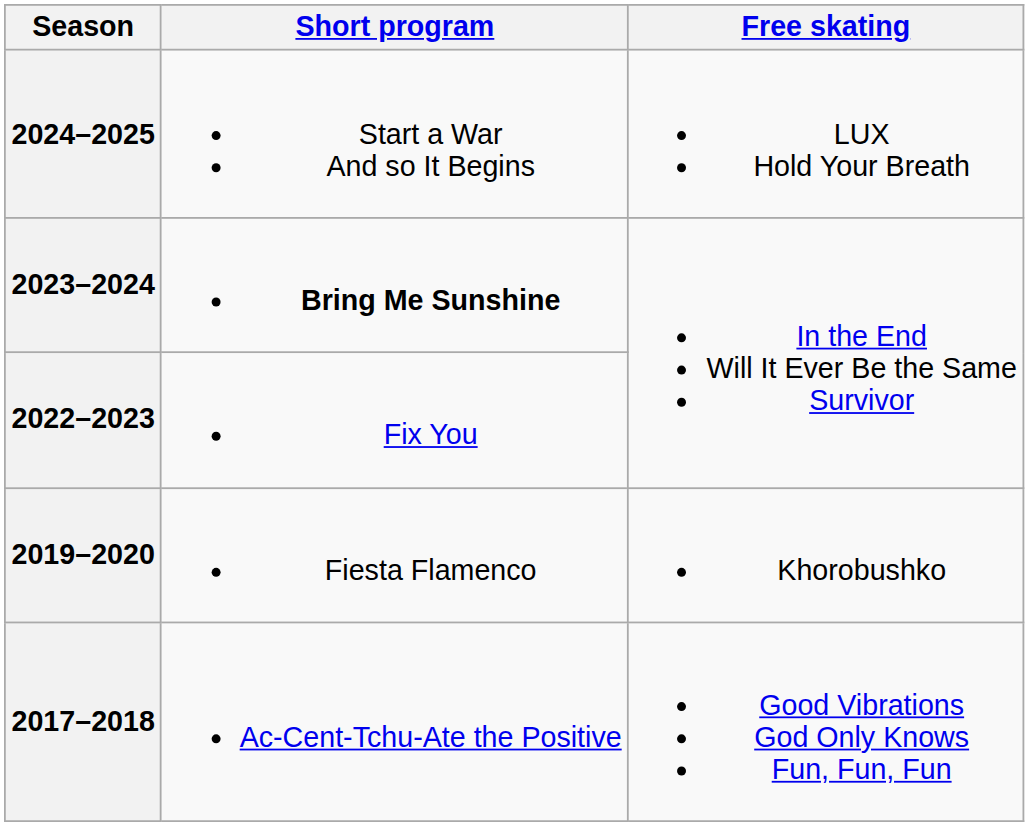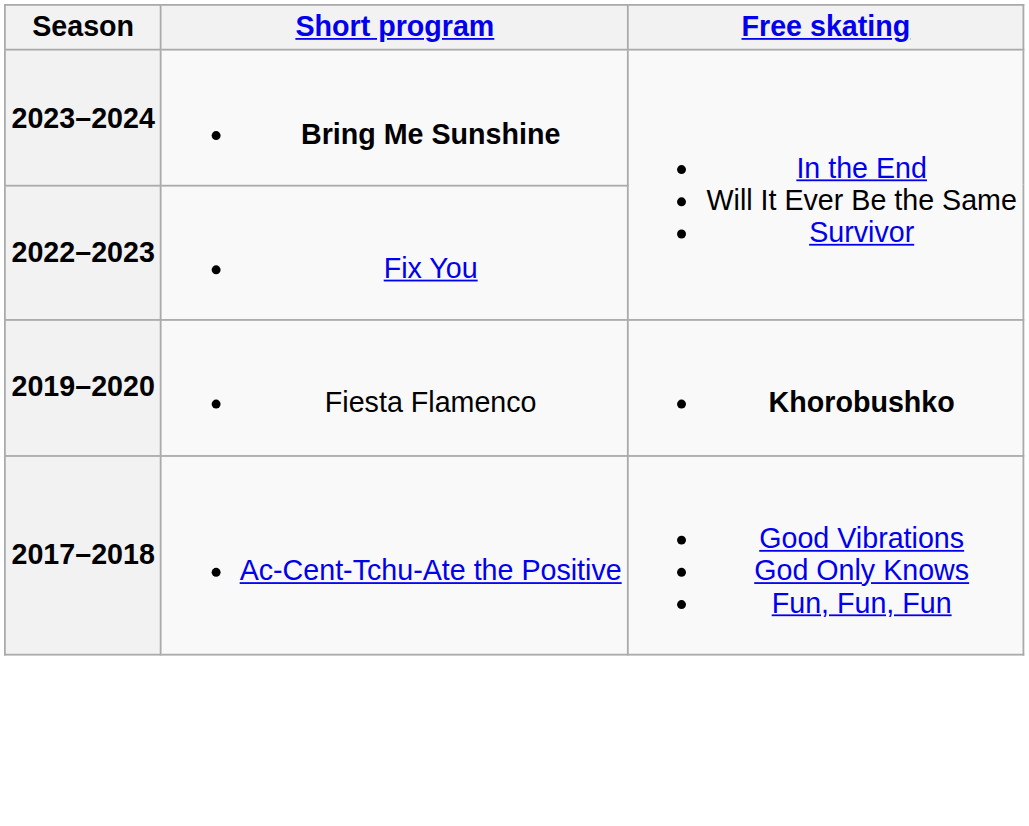- row: (83, 133)
(826, 571) normal -> (826, 404) bold
